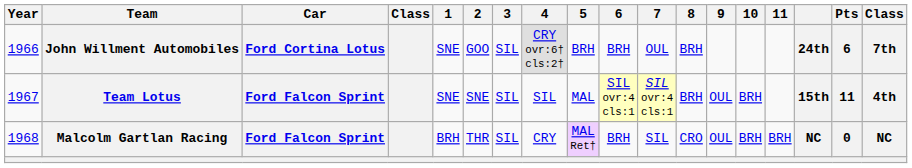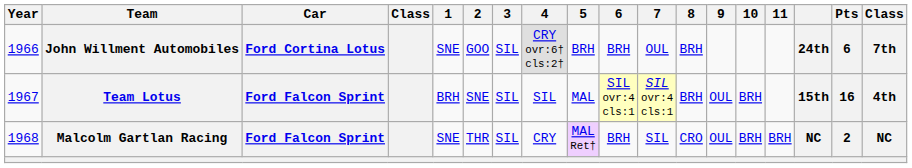(448, 98) SNE -> (448, 98) BRH
(847, 98) 11 -> (847, 98) 16
(448, 139) BRH -> (448, 139) SNE
(847, 139) 0 -> (847, 139) 2
